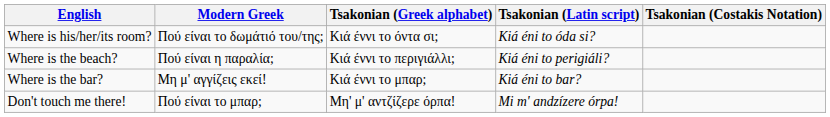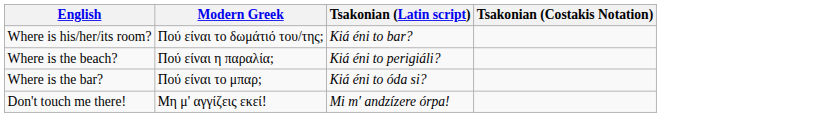- column: (411, 15)
(547, 36) Kiá éni to óda si? -> (371, 36) Kiá éni to bar?
(212, 79) Μη μ' αγγίζεις εκεί! -> (210, 79) Πού είναι το μπαρ;
(540, 79) Kiá éni to bar? -> (378, 79) Kiá éni to óda si?
(210, 101) Πού είναι το μπαρ; -> (212, 101) Μη μ' αγγίζεις εκεί!
